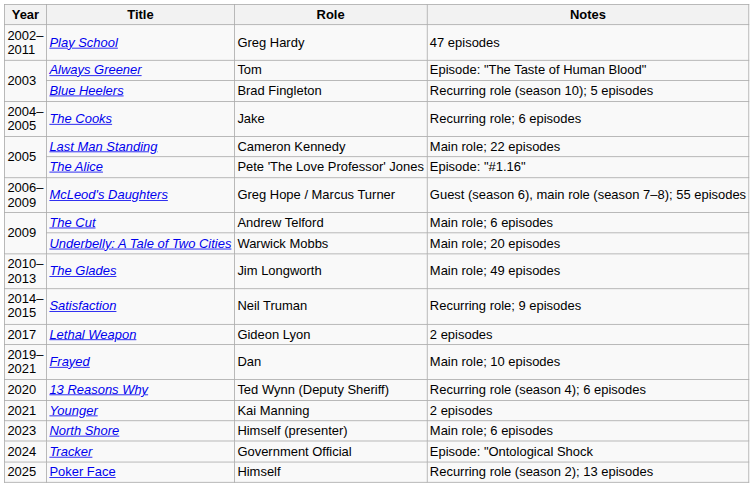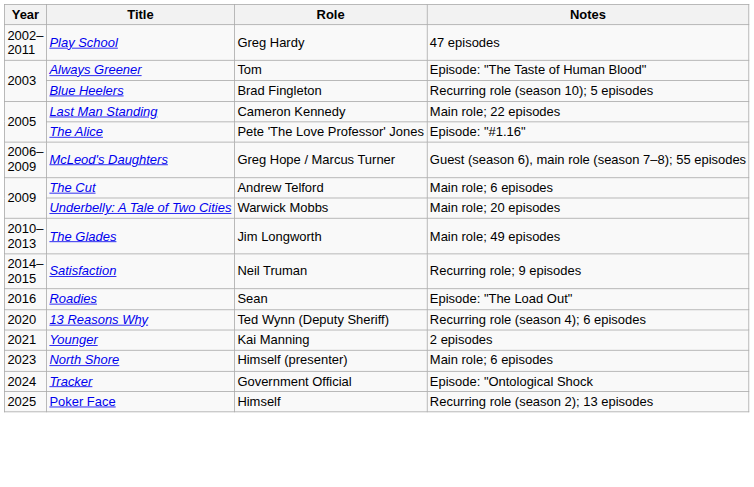- row: (81, 118)
+ row: (73, 299)
- row: (93, 334)
- row: (70, 362)
